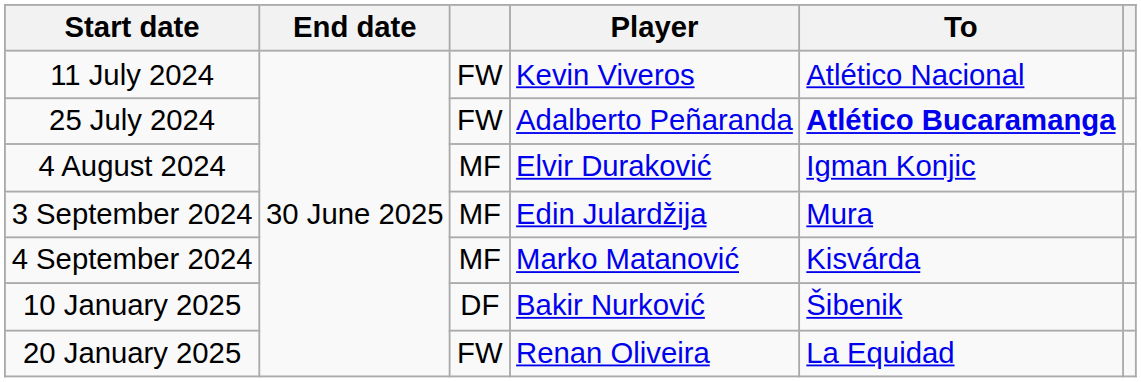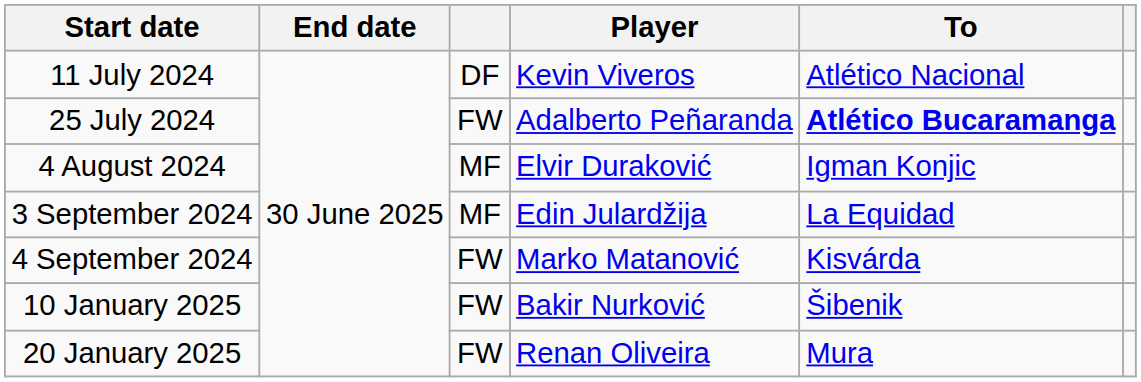(480, 74) FW -> (480, 74) DF
(840, 213) Mura -> (880, 213) La Equidad
(480, 259) MF -> (480, 259) FW
(480, 306) DF -> (480, 306) FW
(880, 352) La Equidad -> (840, 352) Mura
